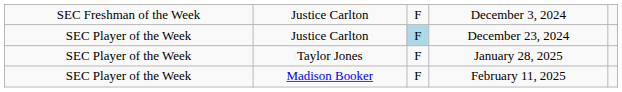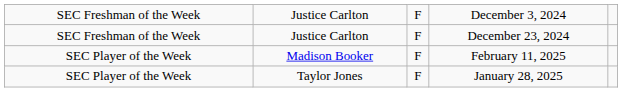(129, 35) SEC Player of the Week -> (129, 35) SEC Freshman of the Week
(418, 35) lightblue background -> (418, 35) no background
rows swapped: (330, 55) <-> (330, 76)
